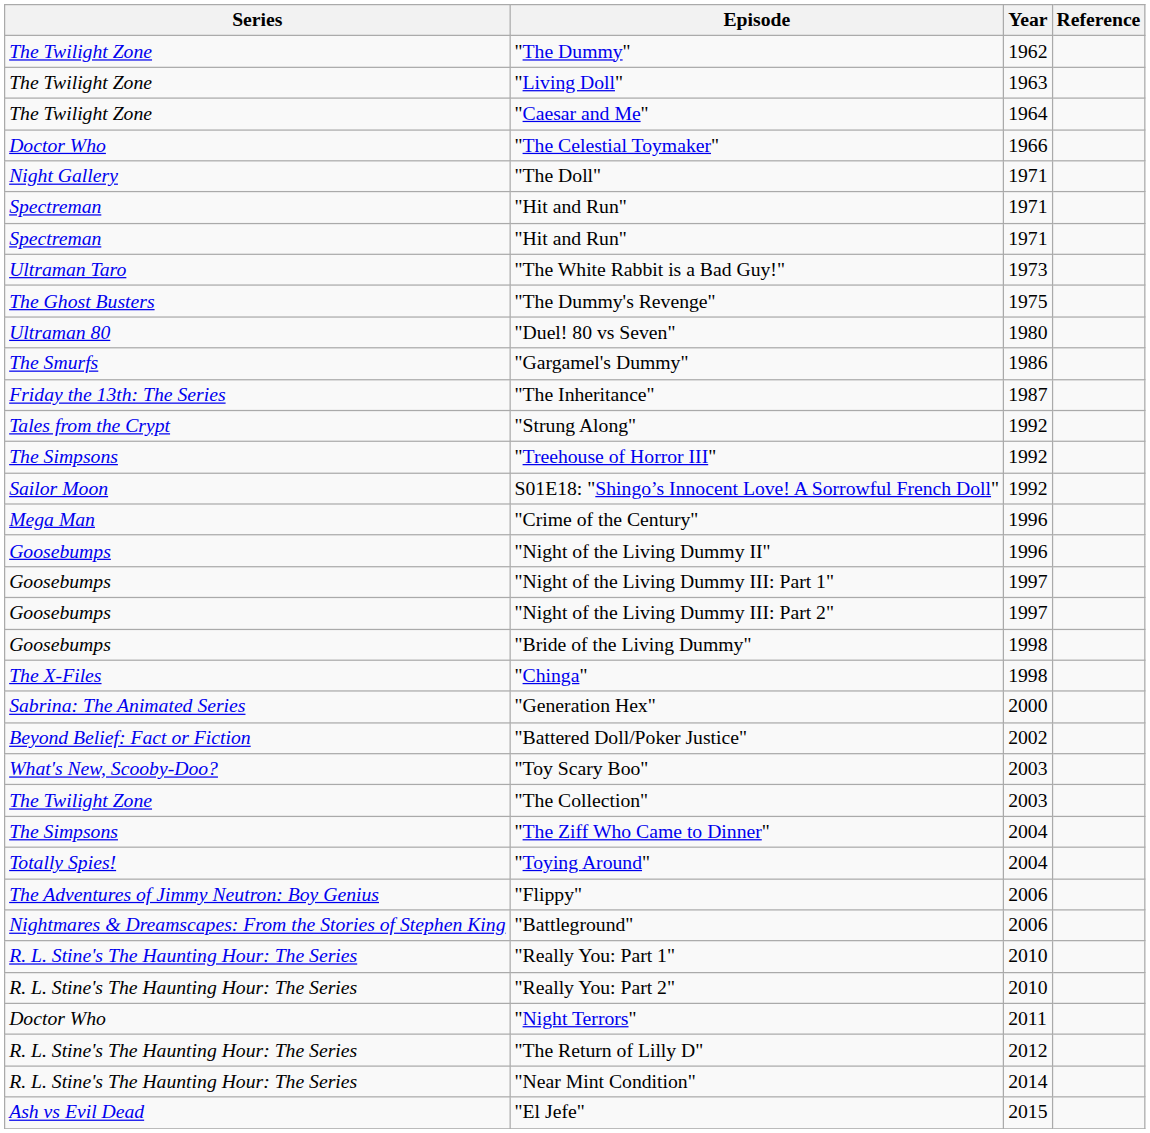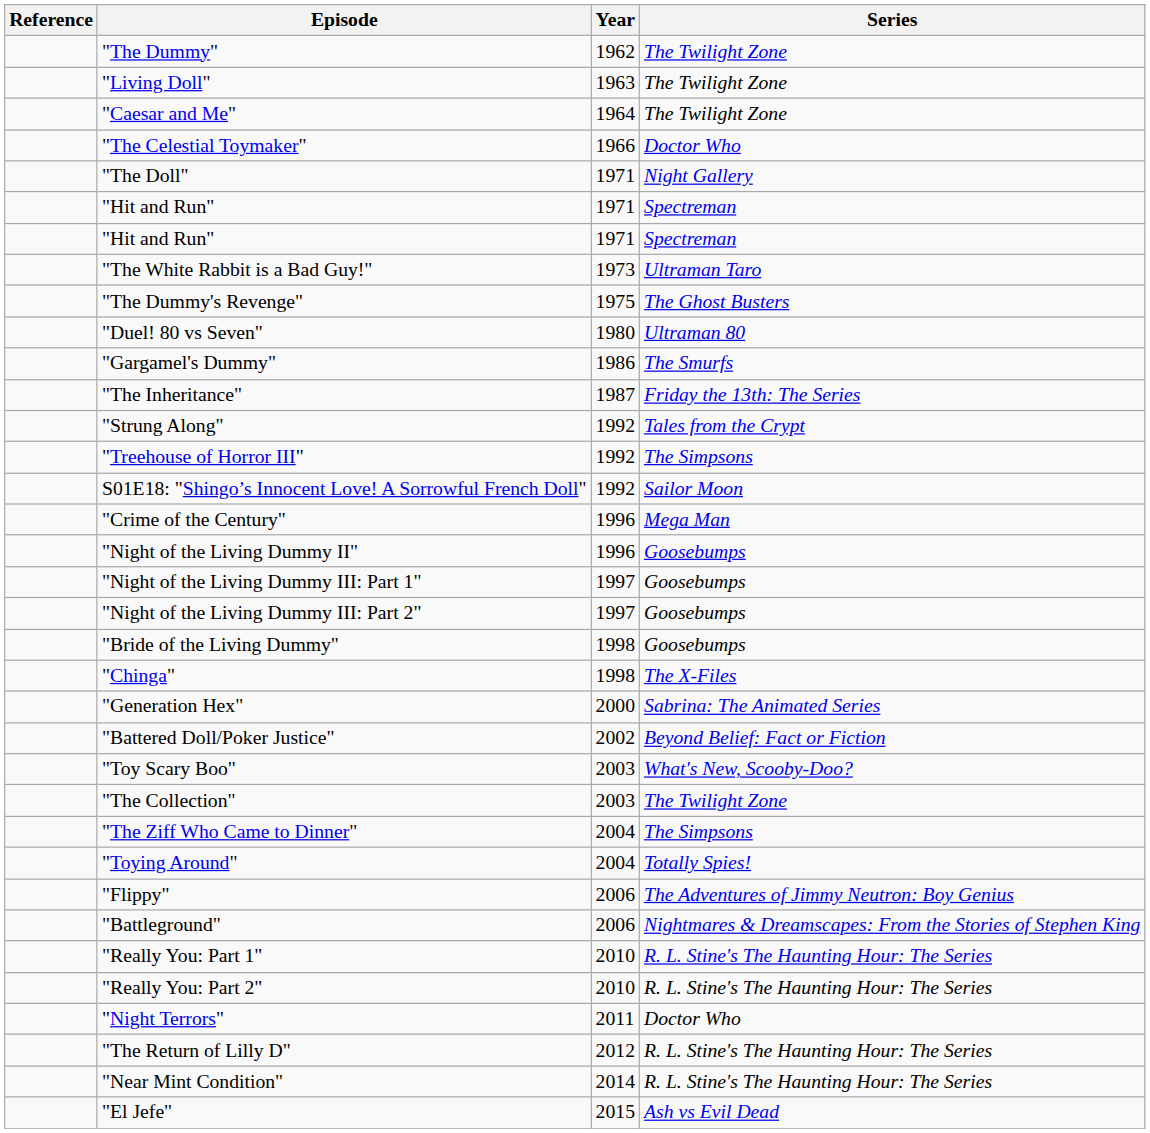columns swapped: (257, 20) <-> (1098, 20)
